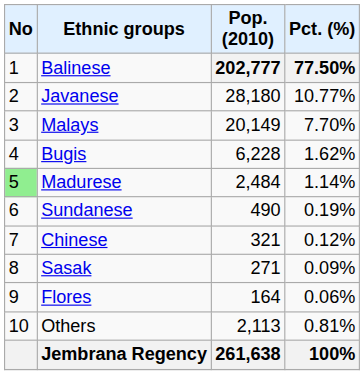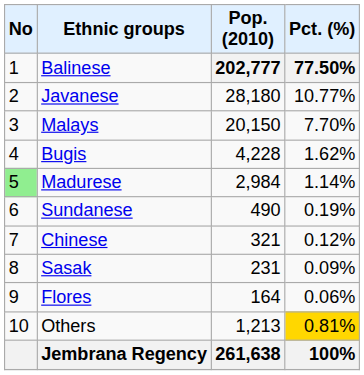(253, 125) 20,149 -> (253, 125) 20,150
(258, 153) 6,228 -> (258, 153) 4,228
(258, 182) 2,484 -> (258, 182) 2,984
(266, 268) 271 -> (266, 268) 231
(259, 325) 2,113 -> (258, 325) 1,213
(330, 325) no background -> (330, 325) gold background
